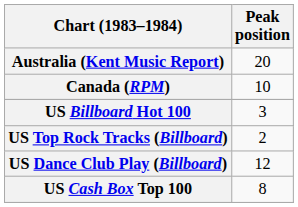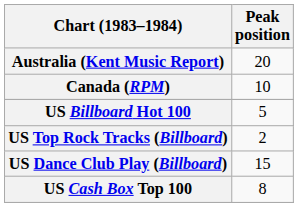(262, 112) 3 -> (262, 112) 5
(262, 163) 12 -> (262, 163) 15
